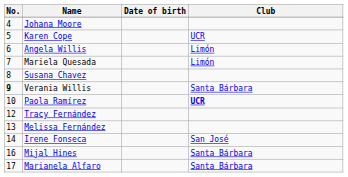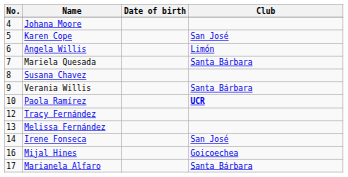(198, 37) UCR -> (210, 37) San José
(202, 62) Limón -> (221, 62) Santa Bárbara
(9, 88) bold -> (9, 88) normal
(221, 153) Santa Bárbara -> (214, 153) Goicoechea
